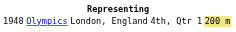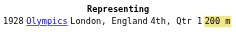(13, 21) 1948 -> (13, 21) 1928
